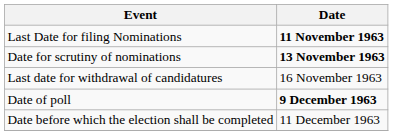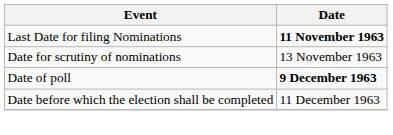(332, 57) bold -> (331, 57) normal
- row: (115, 78)
